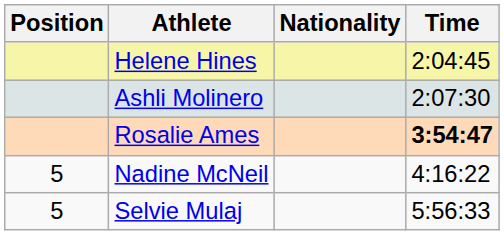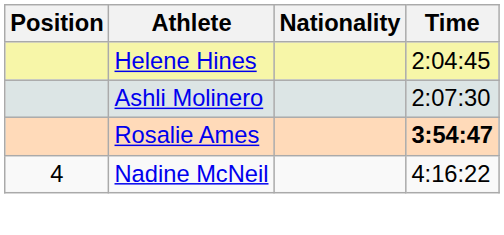(57, 173) 5 -> (57, 173) 4
- row: (178, 211)
